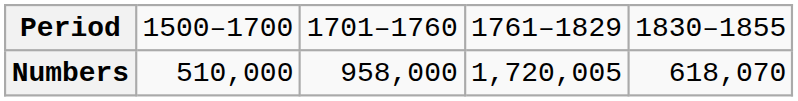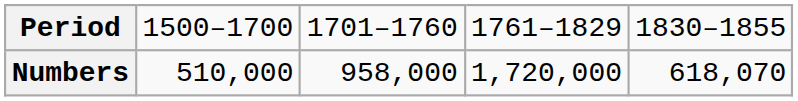(546, 73) 1,720,005 -> (546, 73) 1,720,000
